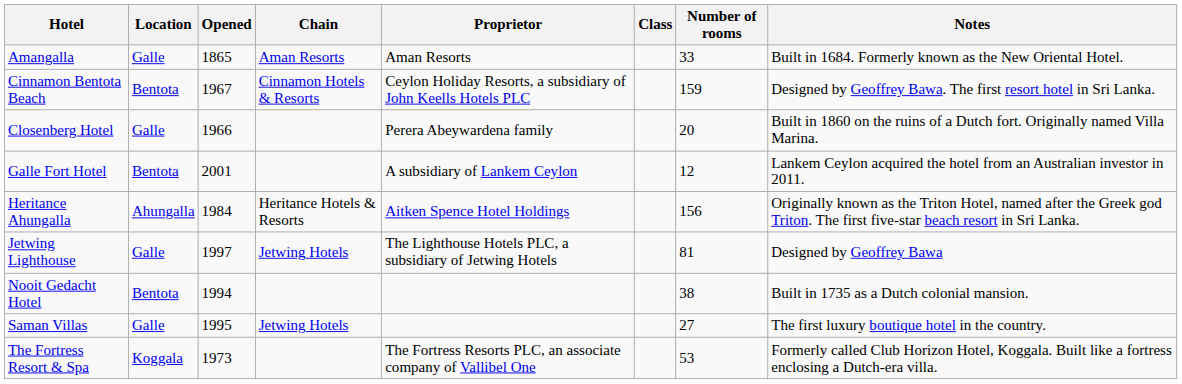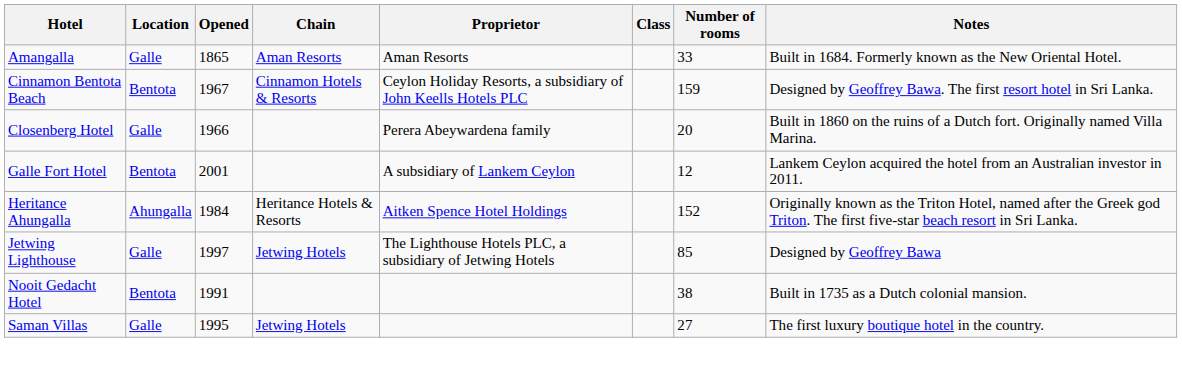(691, 211) 156 -> (689, 211) 152
(687, 252) 81 -> (685, 252) 85
(217, 293) 1994 -> (214, 293) 1991
- row: (48, 357)
